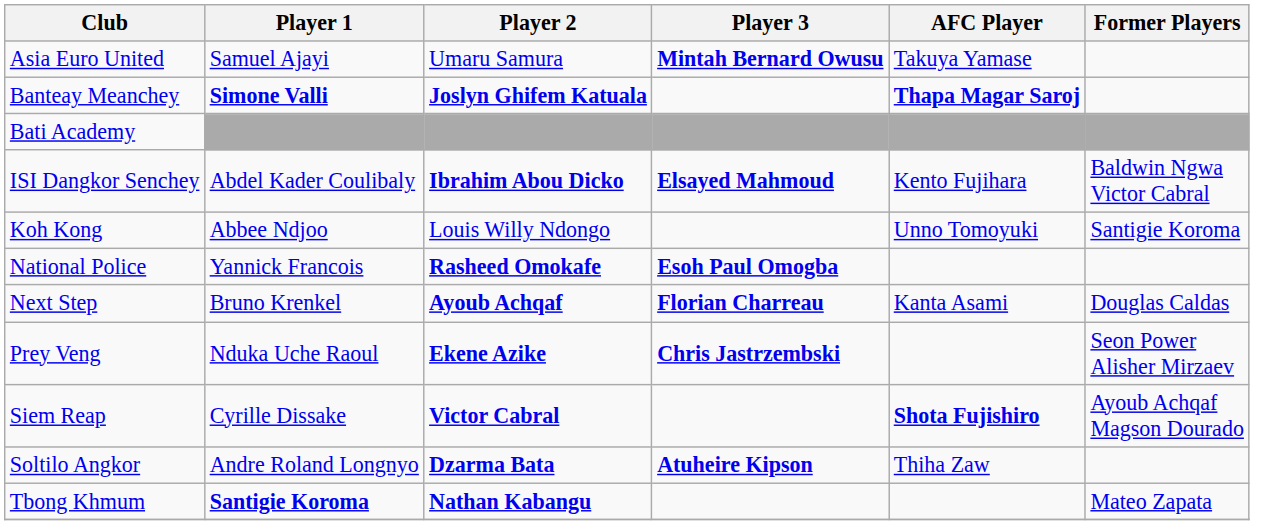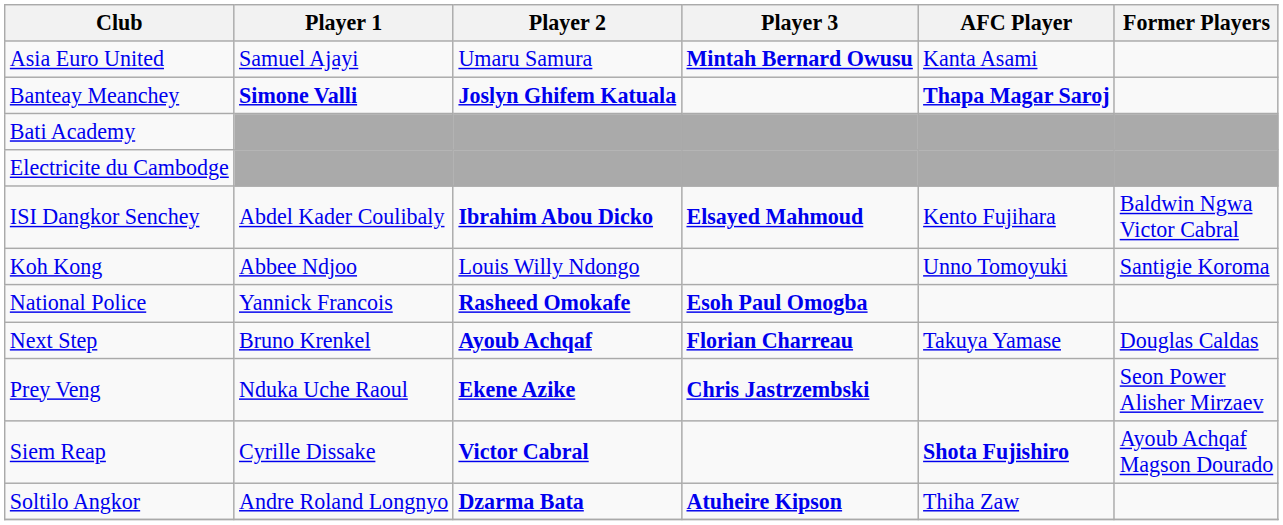(963, 59) Takuya Yamase -> (980, 59) Kanta Asami
+ row: (119, 168)
(951, 303) Kanta Asami -> (992, 339) Takuya Yamase
- row: (77, 500)
